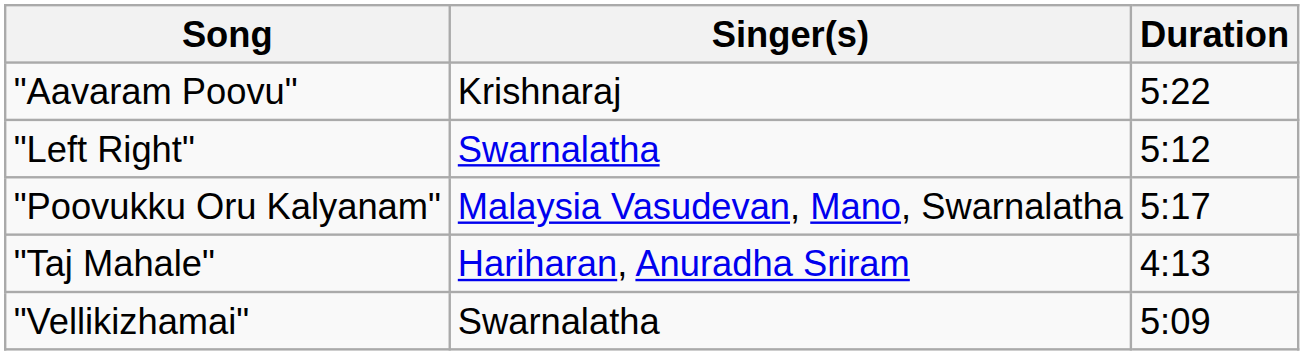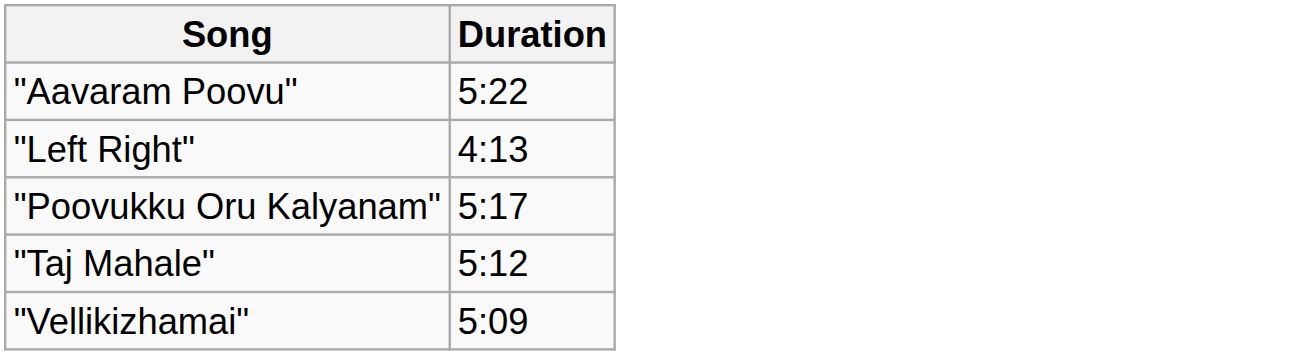- column: (790, 34)
(1175, 149) 5:12 -> (493, 149) 4:13
(1175, 264) 4:13 -> (493, 264) 5:12
